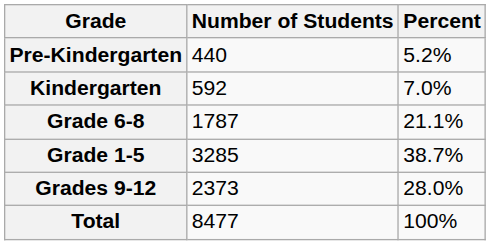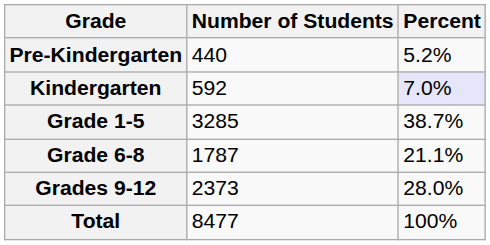(427, 88) no background -> (427, 88) lavender background
rows swapped: (96, 155) <-> (96, 121)
